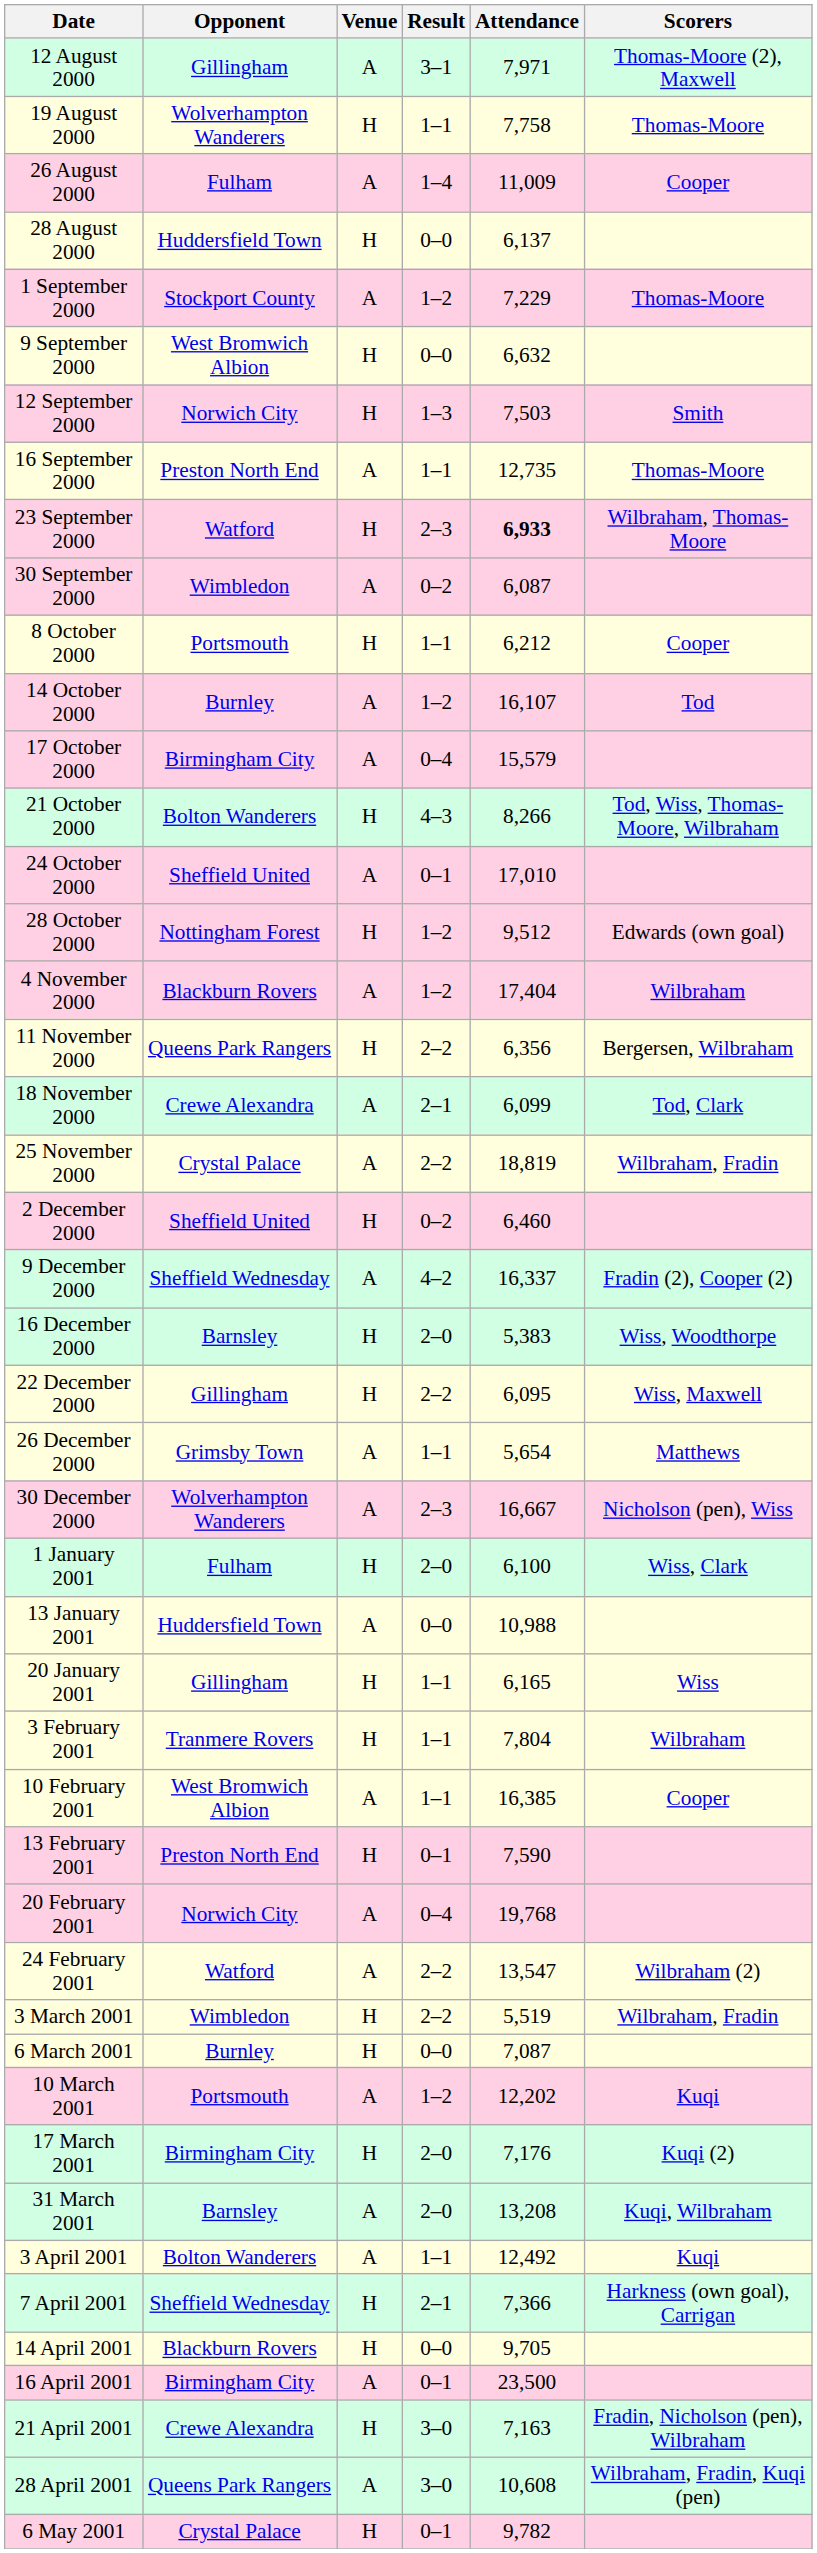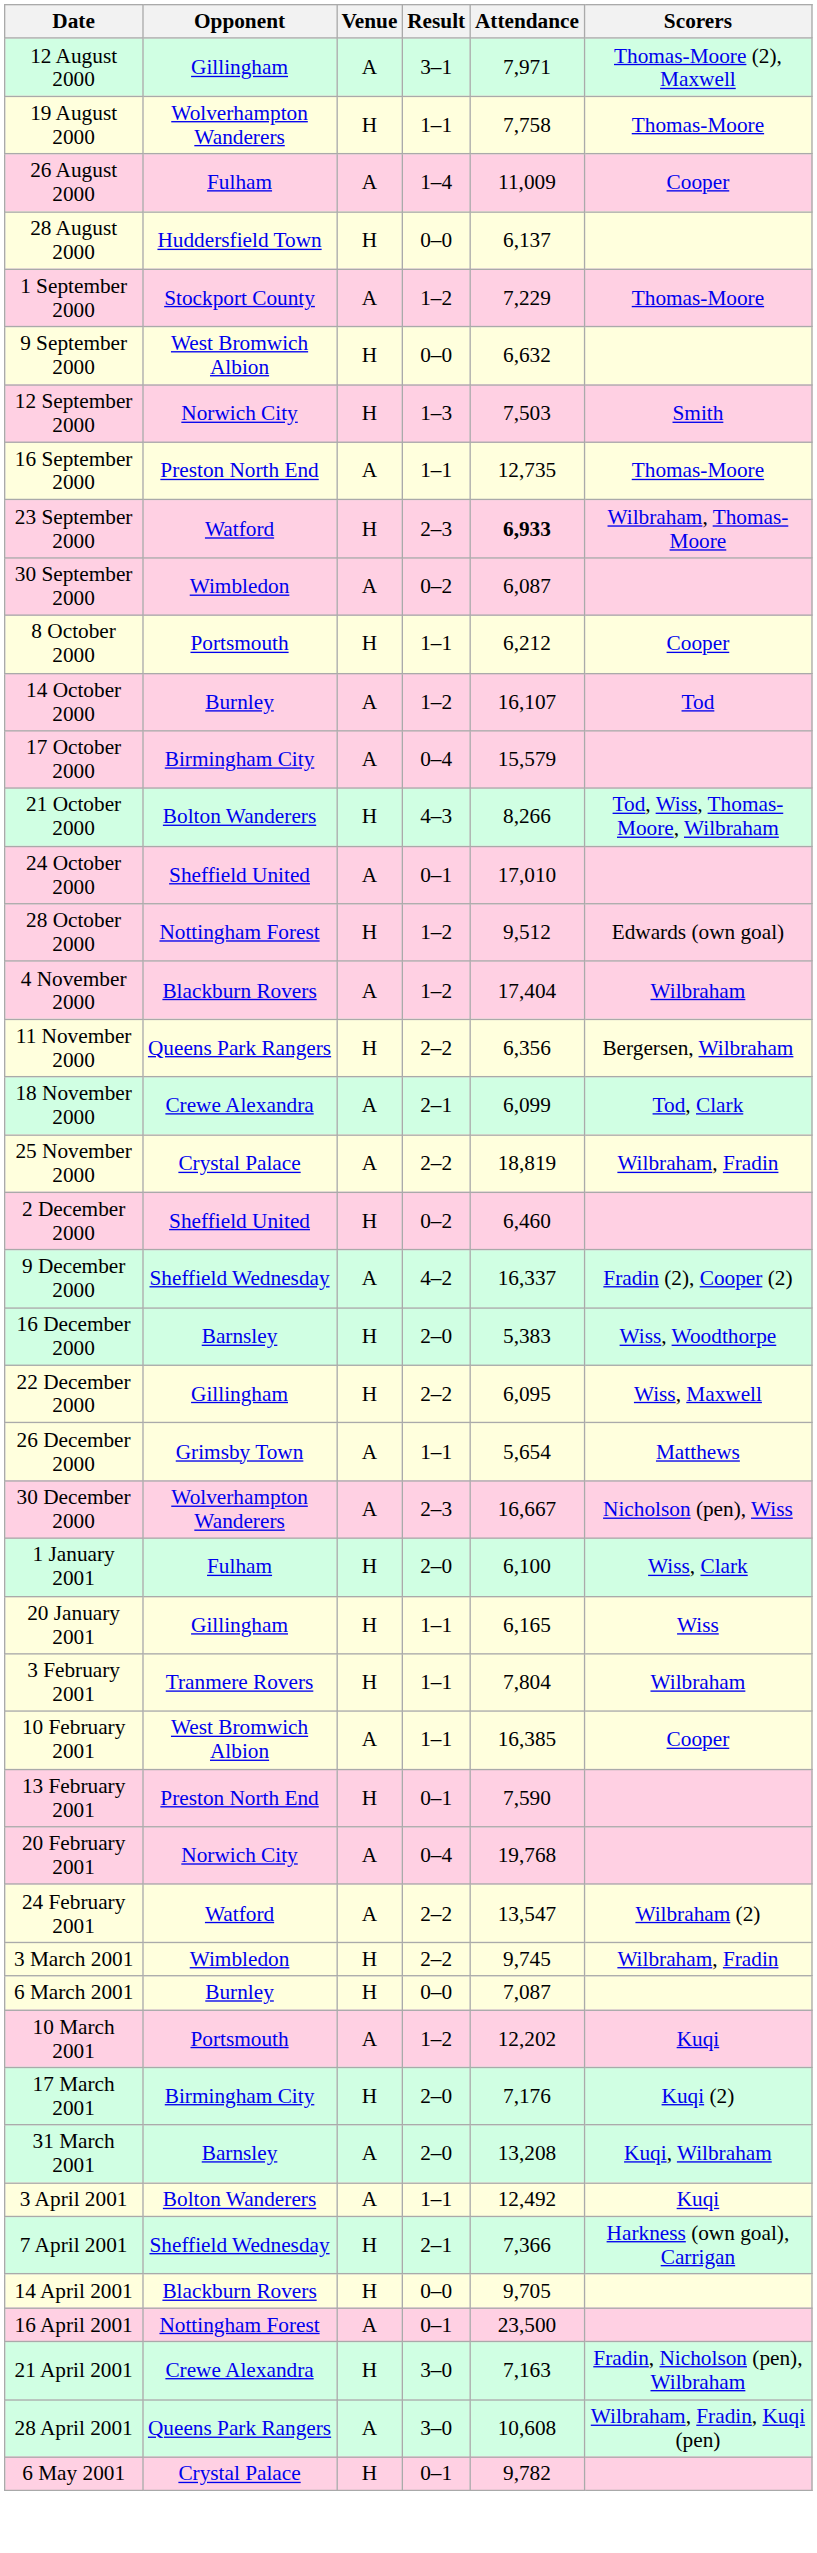- row: (74, 1624)
(527, 2016) 5,519 -> (527, 1958) 9,745
(240, 2382) Birmingham City -> (240, 2324) Nottingham Forest
